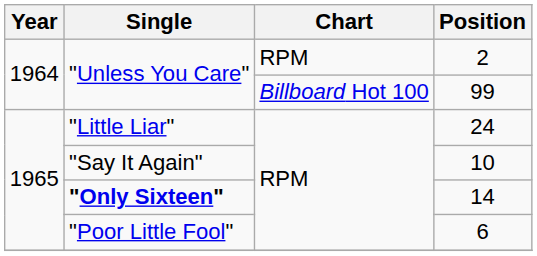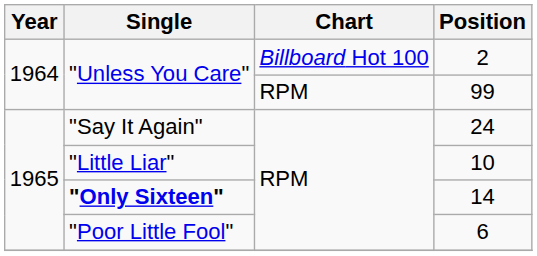(284, 57) RPM -> (344, 57) Billboard Hot 100
(344, 92) Billboard Hot 100 -> (284, 92) RPM
(122, 127) "Little Liar" -> (136, 127) "Say It Again"
(136, 162) "Say It Again" -> (122, 162) "Little Liar"
